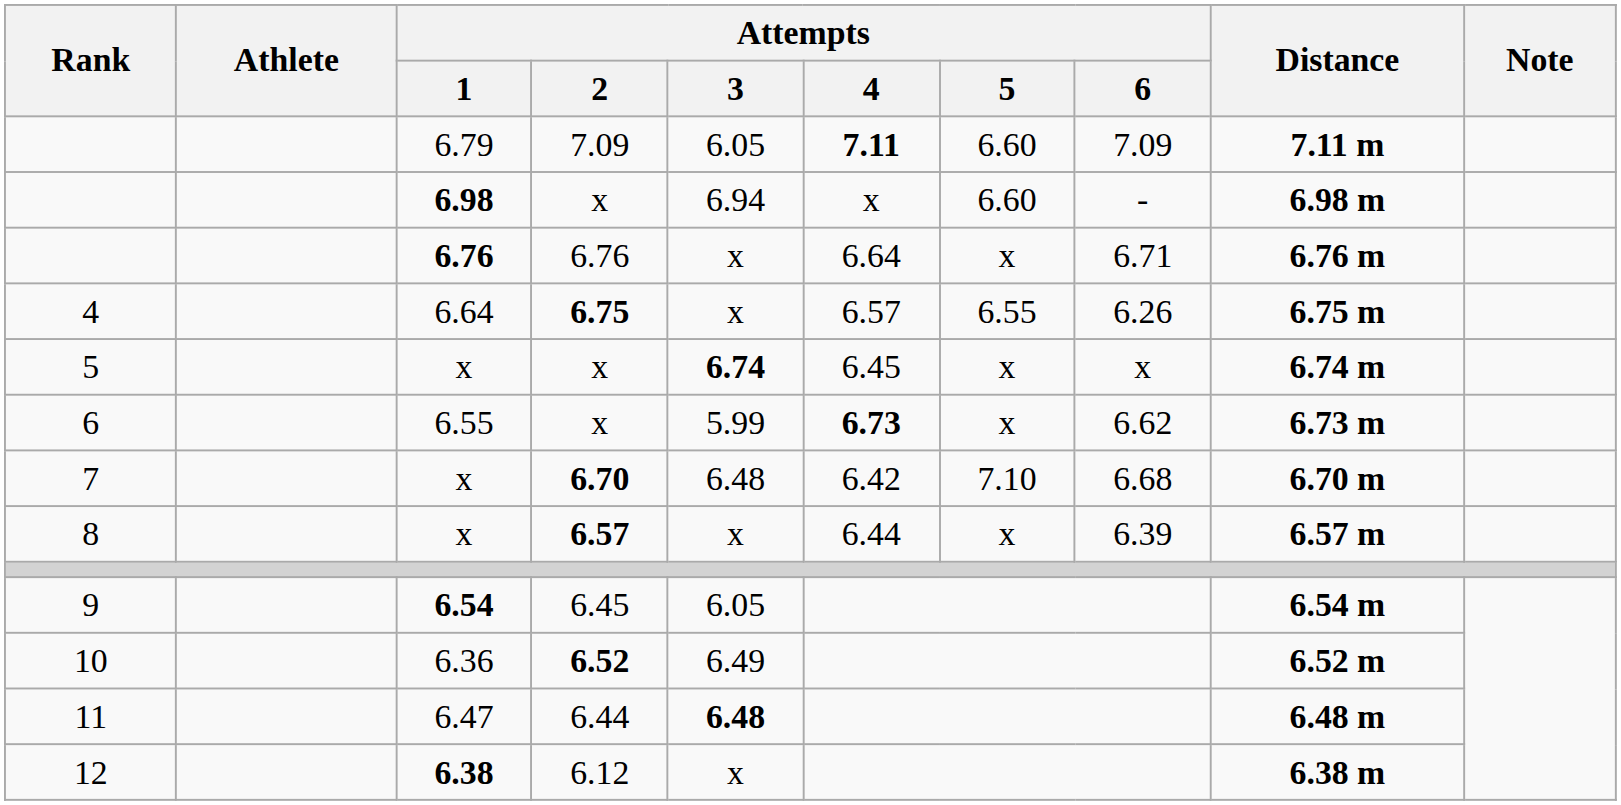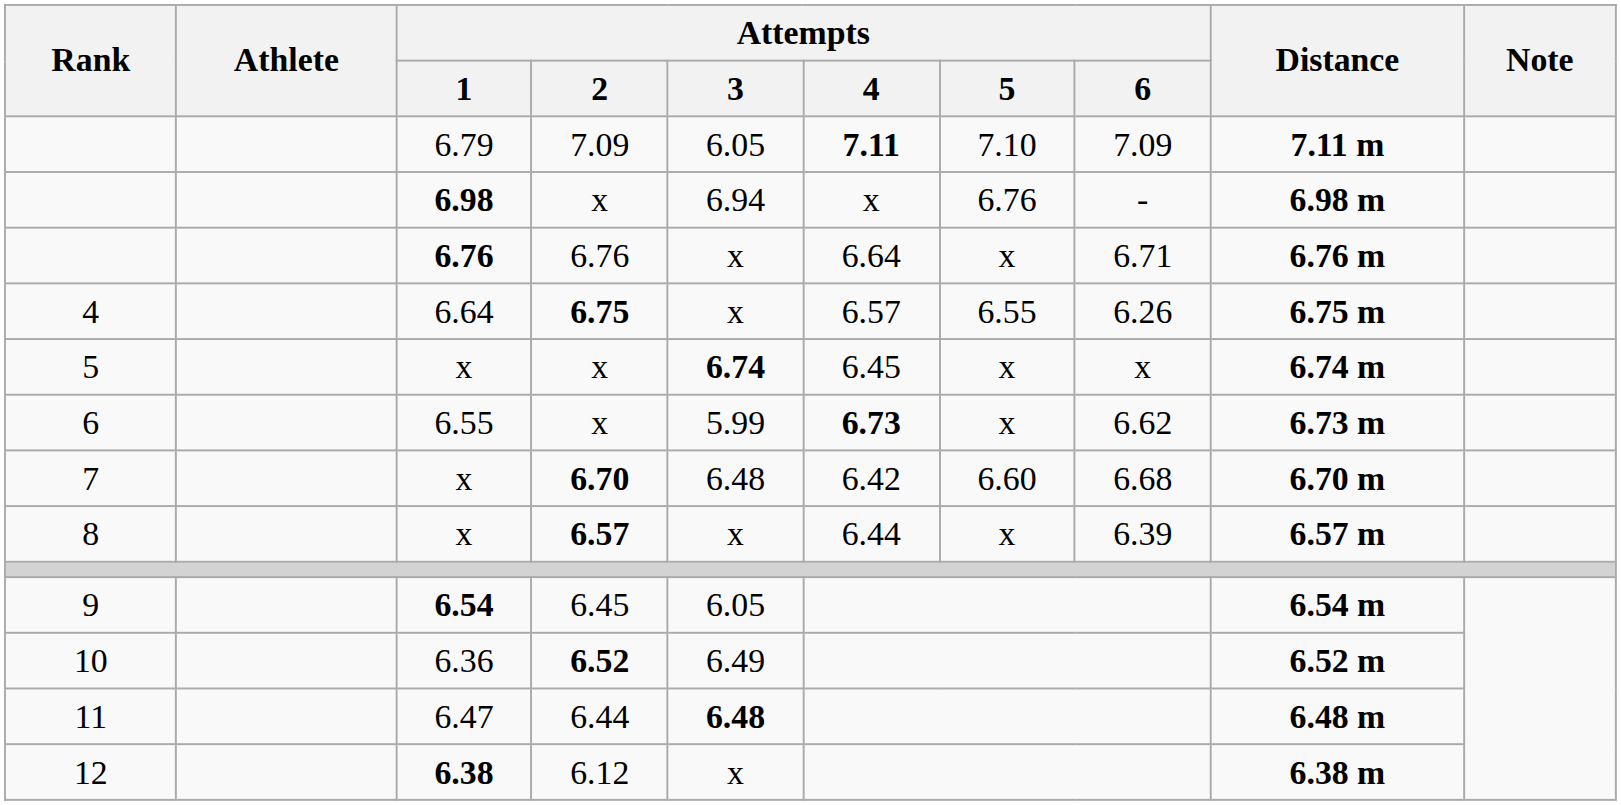(1007, 143) 6.60 -> (1007, 143) 7.10
(1007, 199) 6.60 -> (1007, 199) 6.76
(1007, 477) 7.10 -> (1007, 477) 6.60
